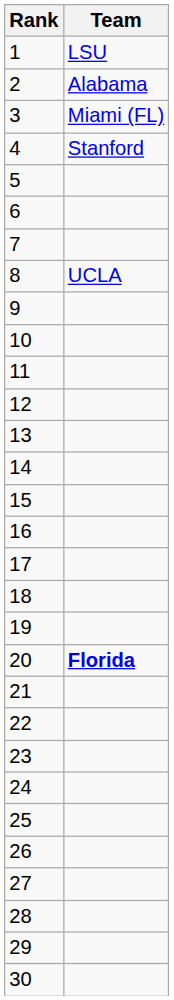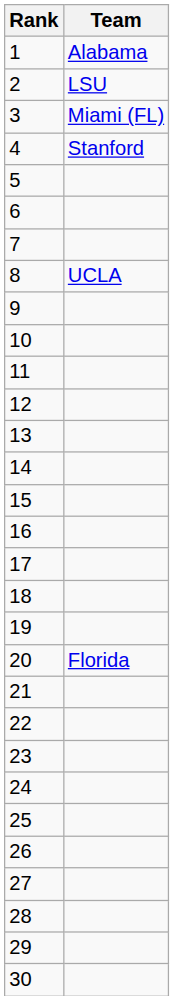(87, 52) LSU -> (108, 52) Alabama
(108, 84) Alabama -> (87, 84) LSU
(101, 659) bold -> (99, 659) normal
